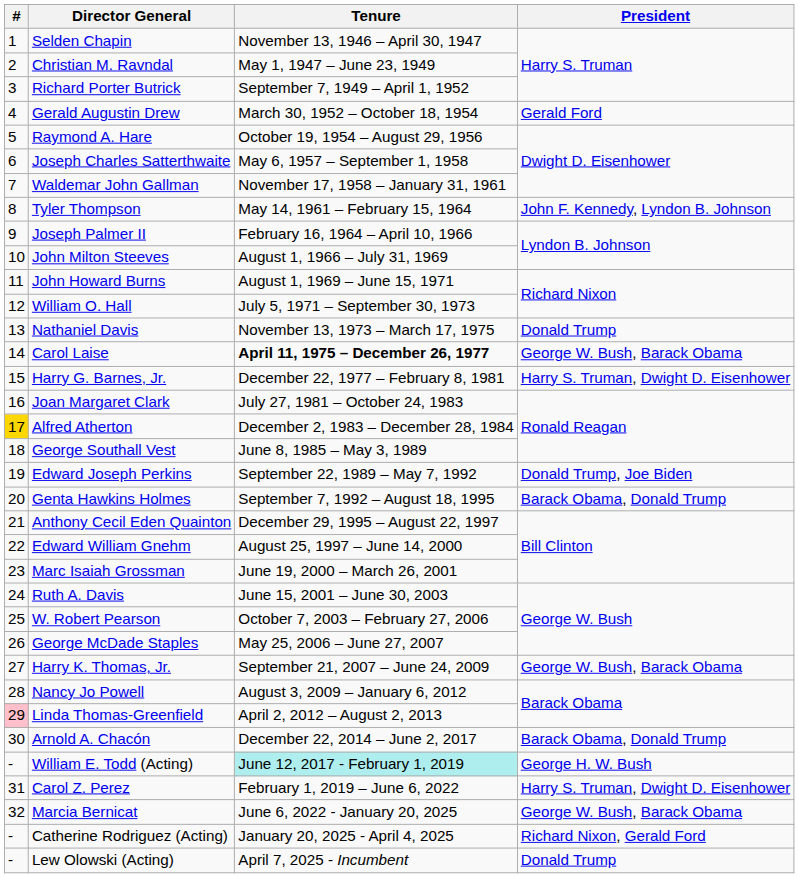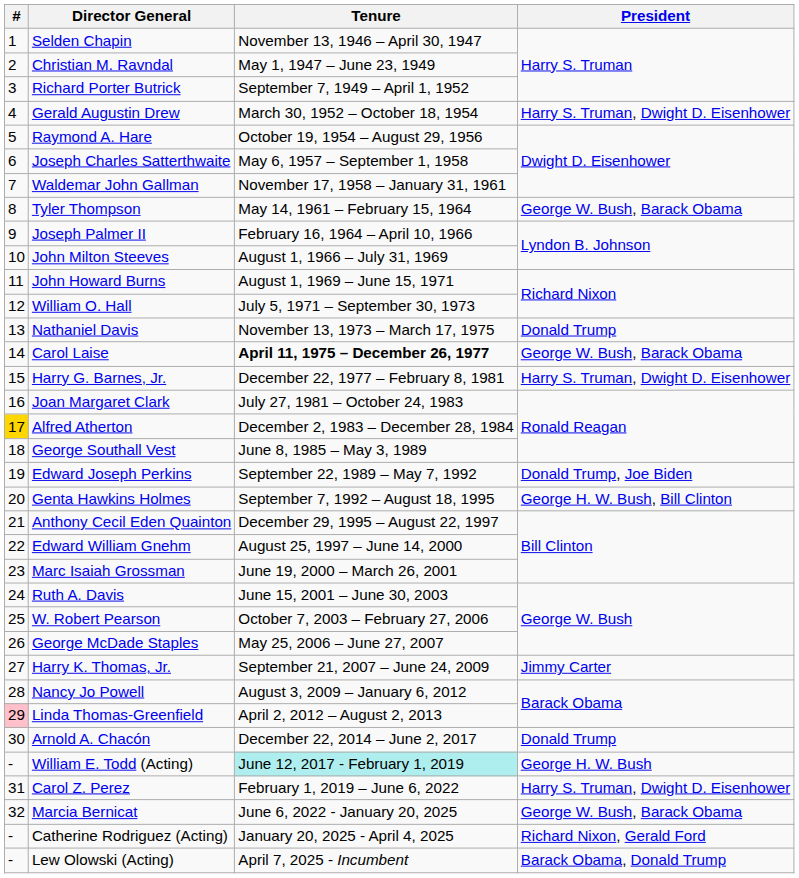(561, 112) Gerald Ford -> (656, 112) Harry S. Truman, Dwight D. Eisenhower
(646, 209) John F. Kennedy, Lyndon B. Johnson -> (631, 209) George W. Bush, Barack Obama
(623, 498) Barack Obama, Donald Trump -> (626, 498) George H. W. Bush, Bill Clinton
(631, 667) George W. Bush, Barack Obama -> (566, 667) Jimmy Carter
(623, 739) Barack Obama, Donald Trump -> (569, 739) Donald Trump
(569, 860) Donald Trump -> (623, 860) Barack Obama, Donald Trump
